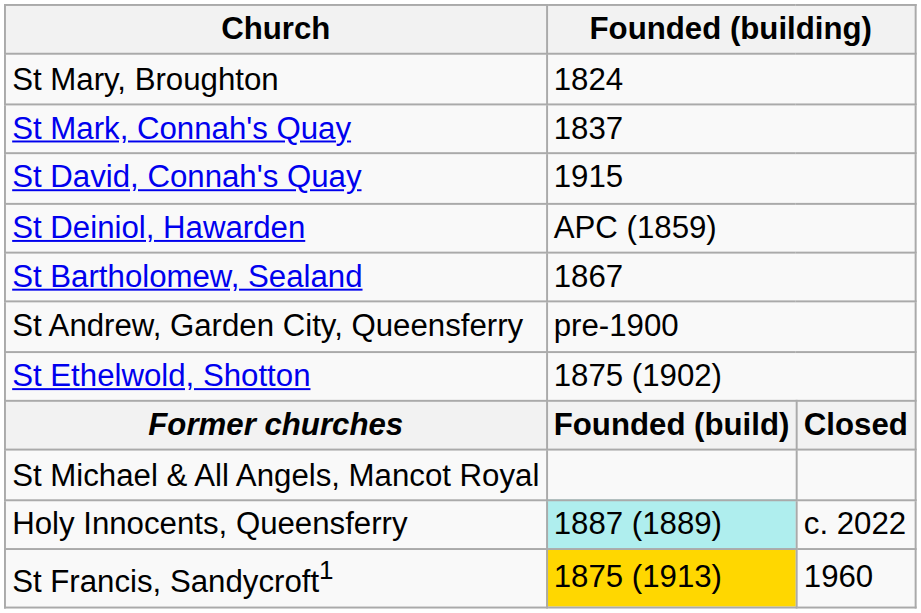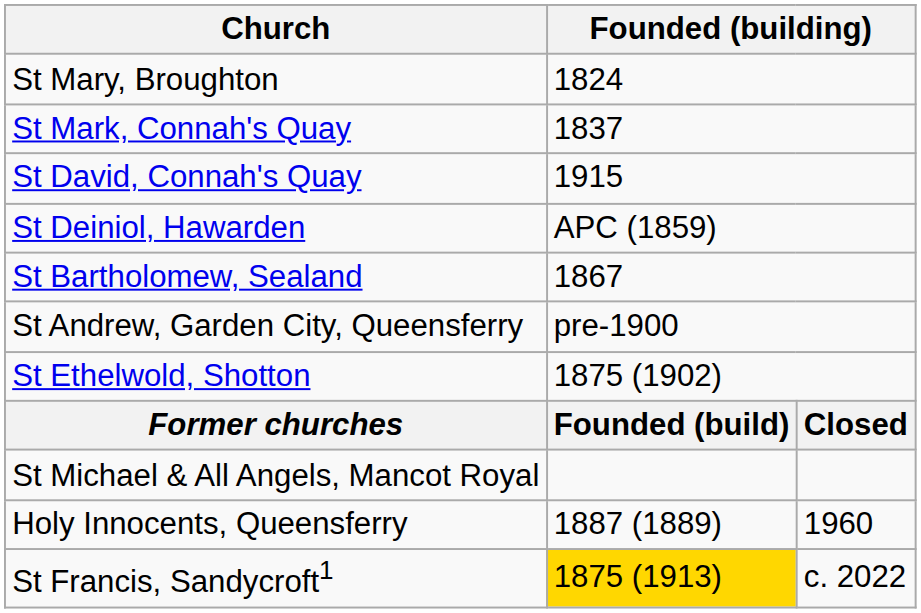(638, 524) paleturquoise background -> (638, 524) no background
(855, 524) c. 2022 -> (839, 524) 1960
(839, 577) 1960 -> (855, 577) c. 2022
